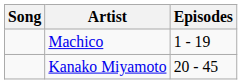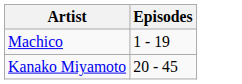- column: (25, 16)
